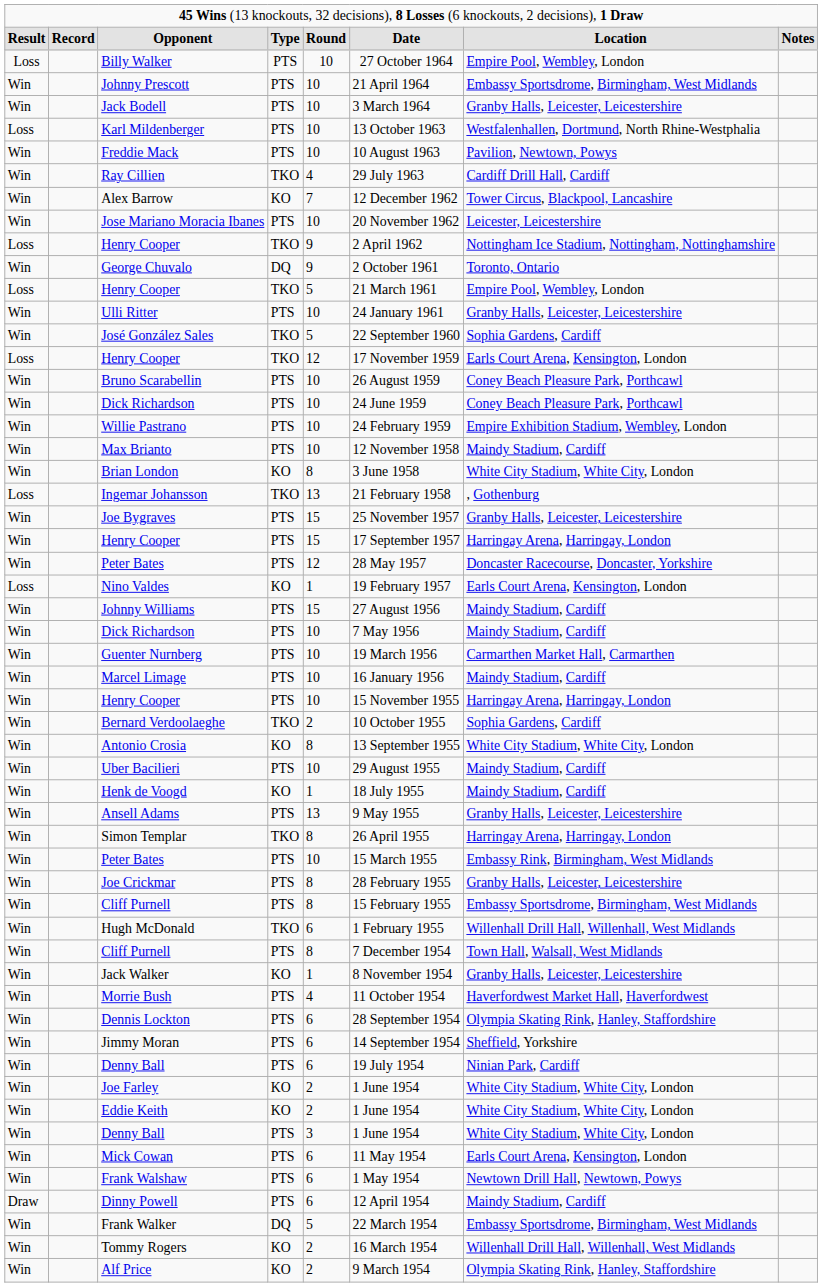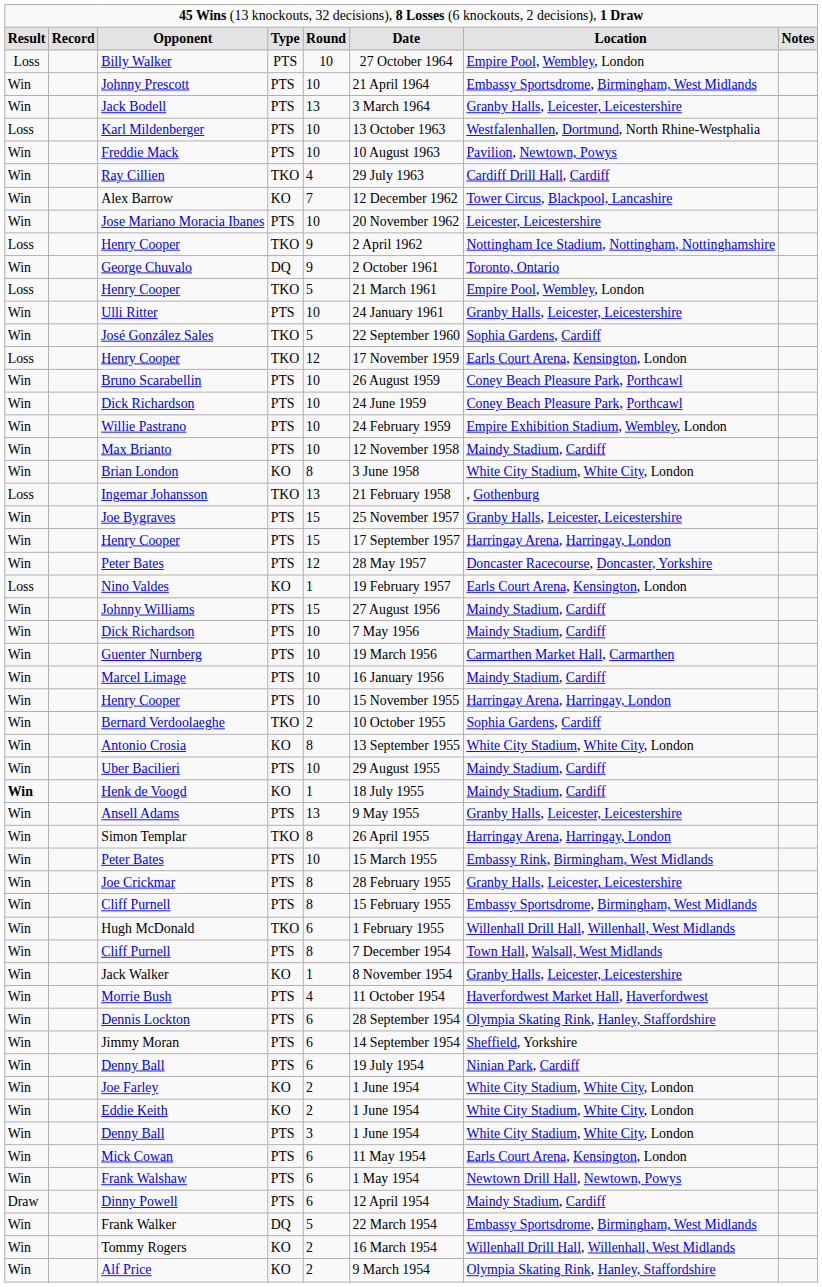(313, 107) 10 -> (313, 107) 13
(19, 791) normal -> (20, 791) bold
